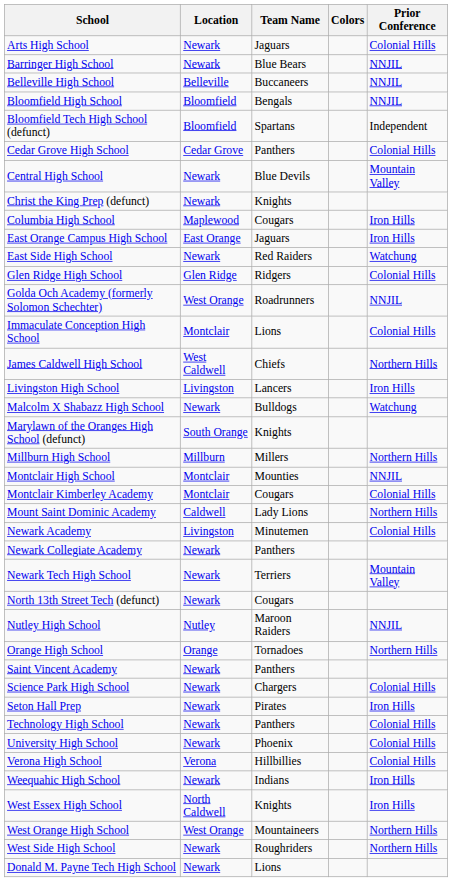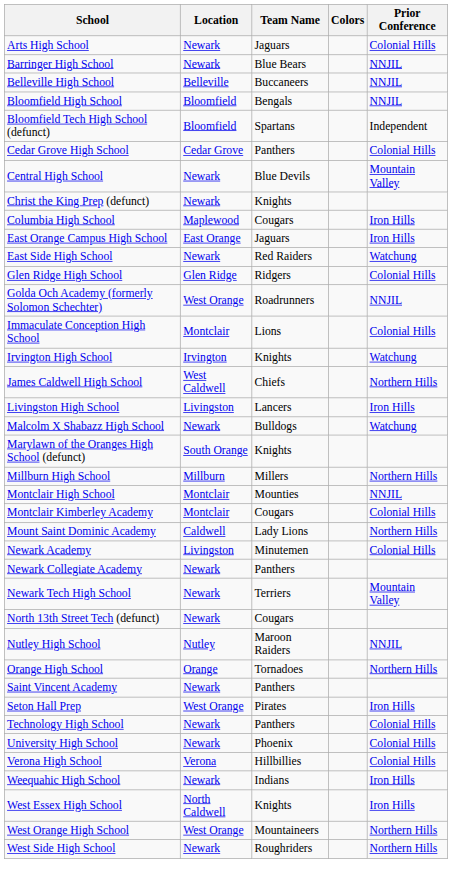+ row: (60, 357)
- row: (68, 687)
(202, 706) Newark -> (213, 706) West Orange
- row: (92, 867)
